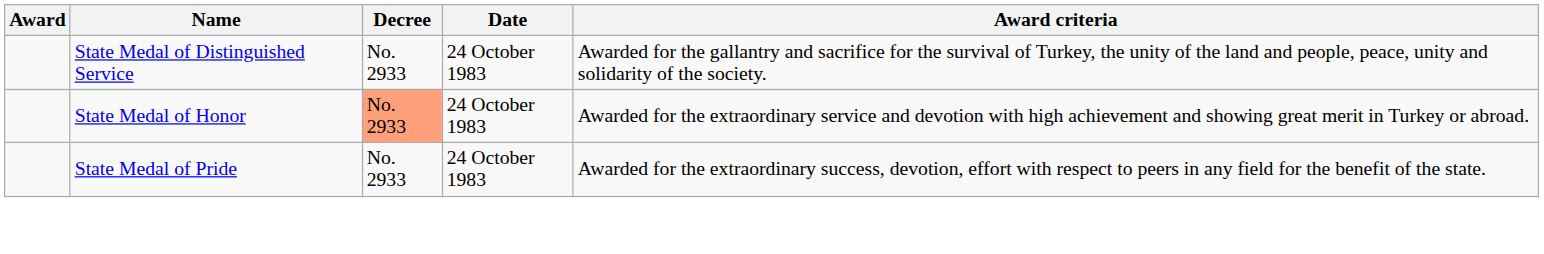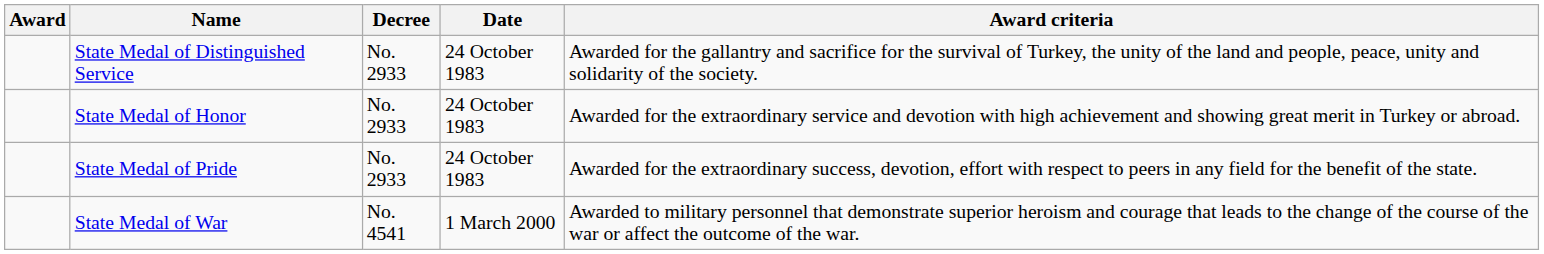(386, 115) lightsalmon background -> (386, 115) no background
+ row: (151, 222)
